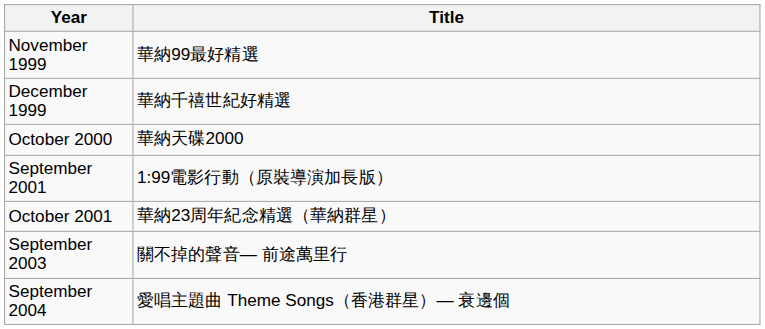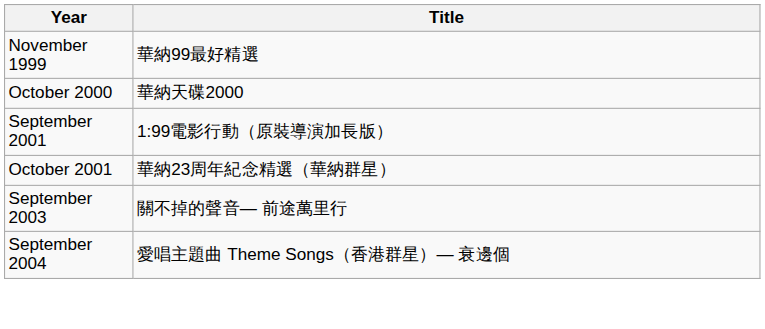- row: (48, 101)
